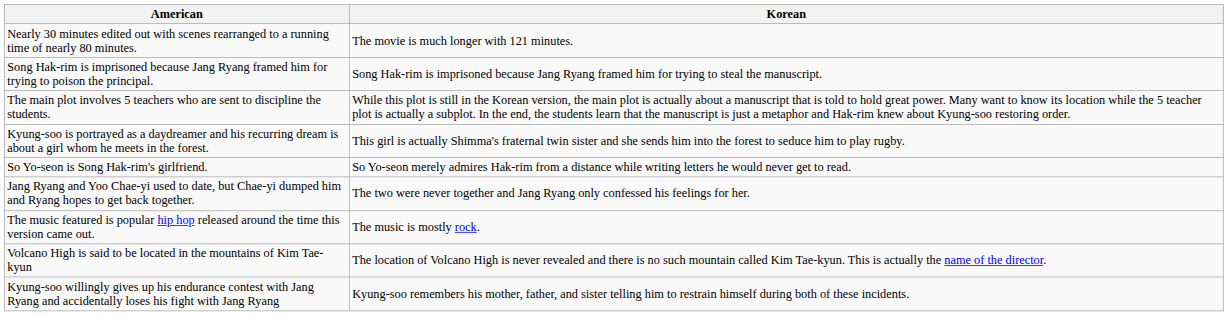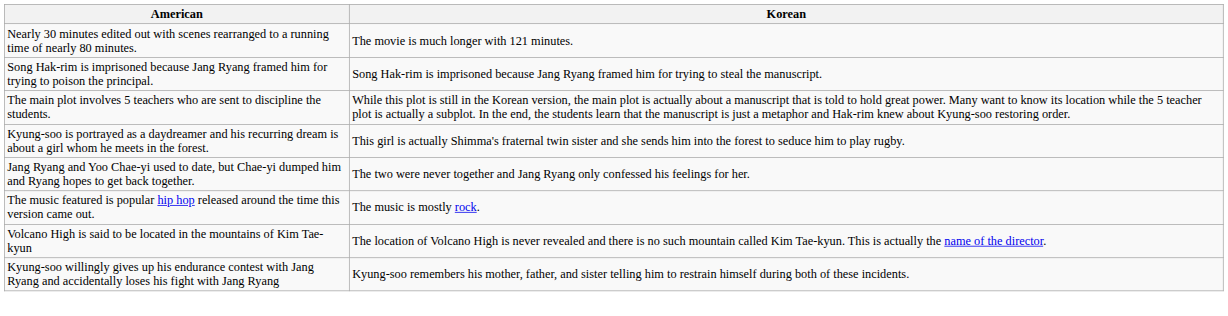- row: (107, 167)
